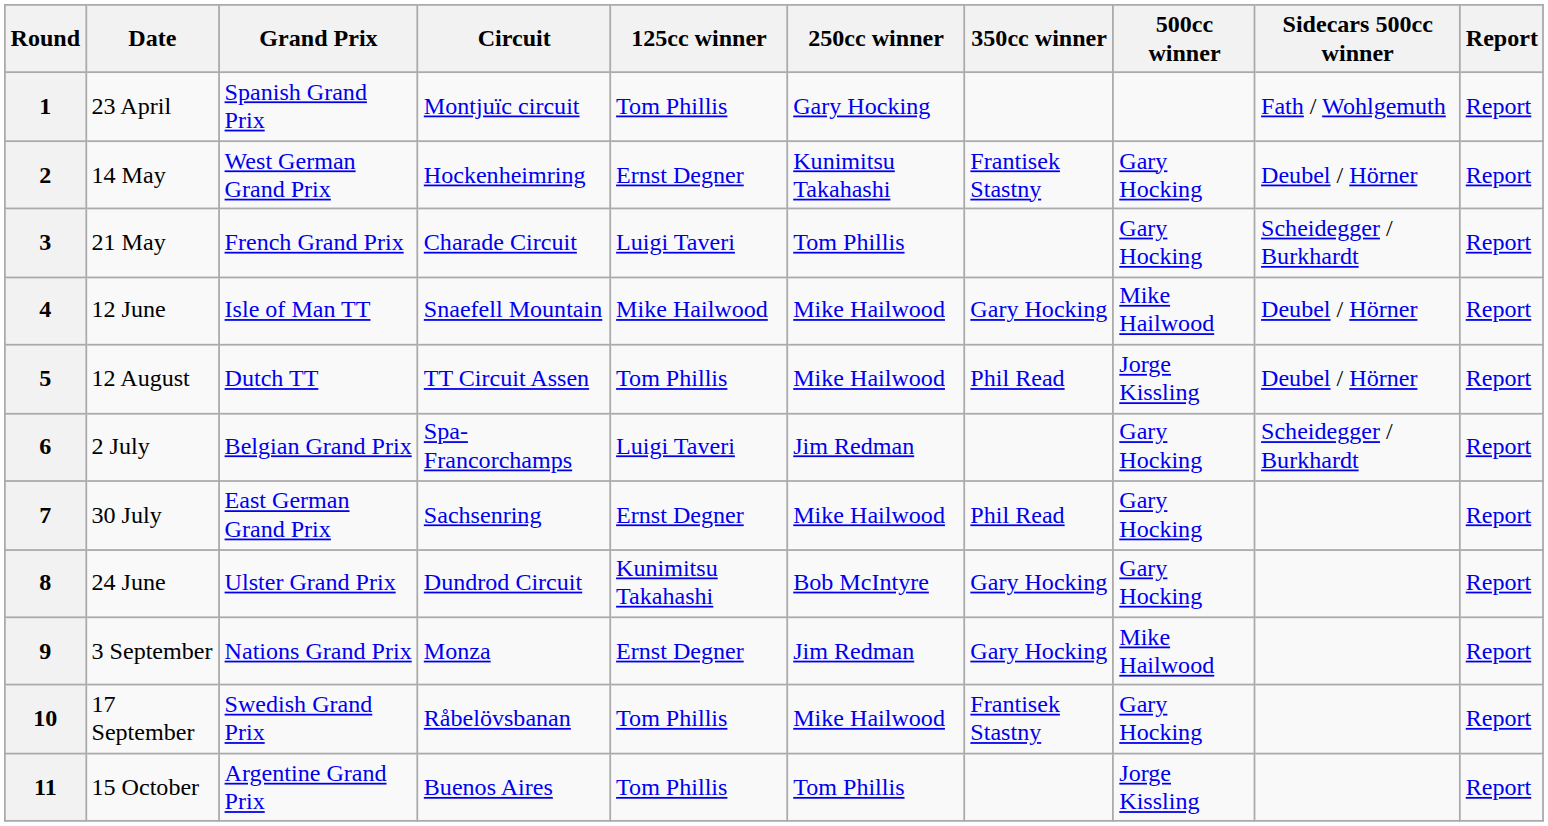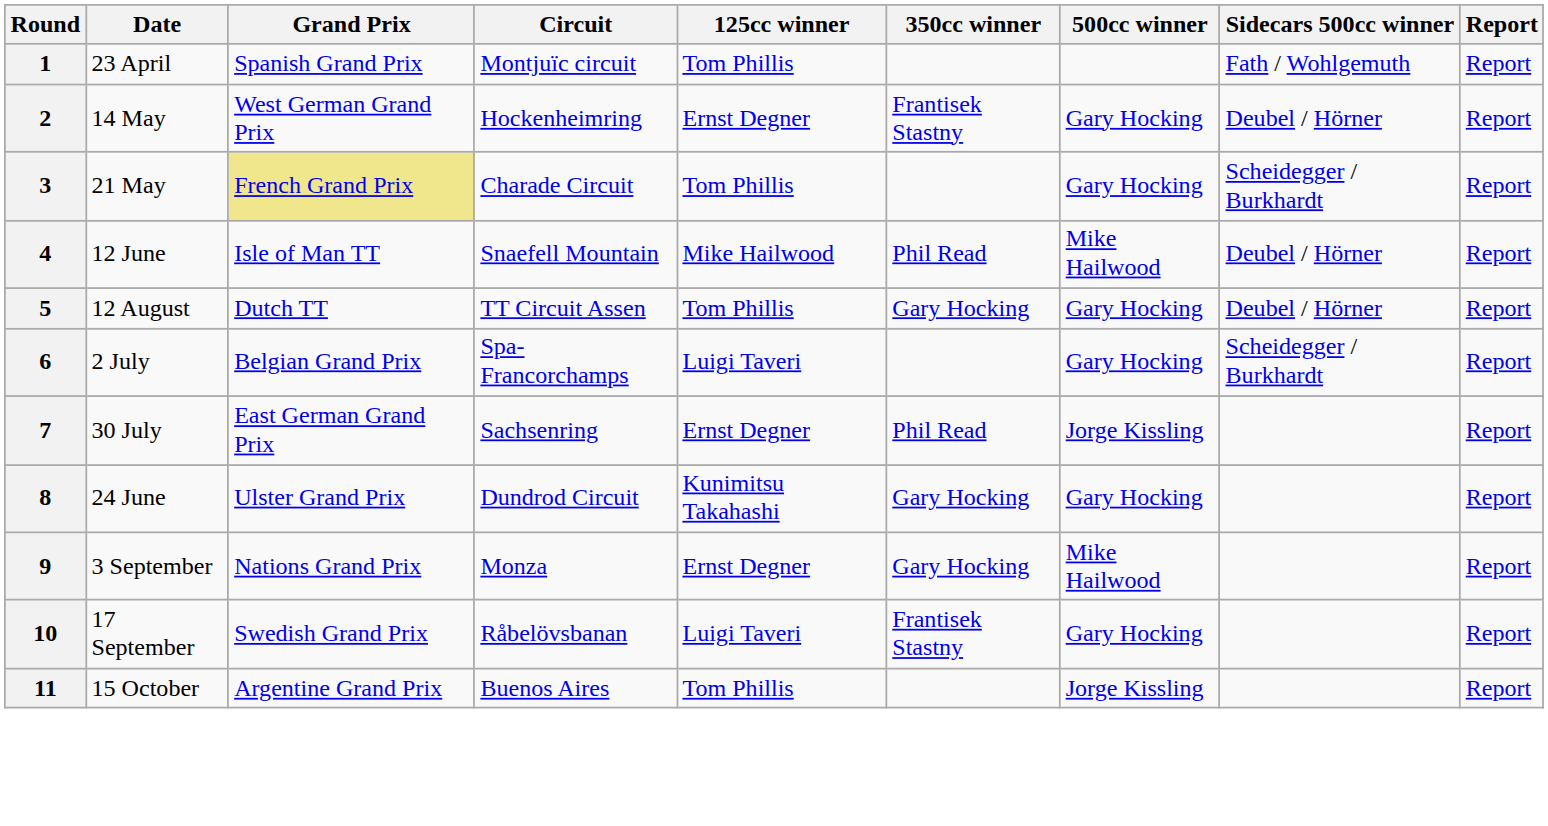- column: (876, 38)
(314, 242) no background -> (324, 185) khaki background
(676, 242) Luigi Taveri -> (738, 185) Tom Phillis
(1039, 310) Gary Hocking -> (939, 253) Phil Read
(1017, 378) Phil Read -> (961, 307) Gary Hocking
(1159, 378) Jorge Kissling -> (1134, 307) Gary Hocking
(1161, 514) Gary Hocking -> (1135, 429) Jorge Kissling
(672, 718) Tom Phillis -> (742, 633) Luigi Taveri
